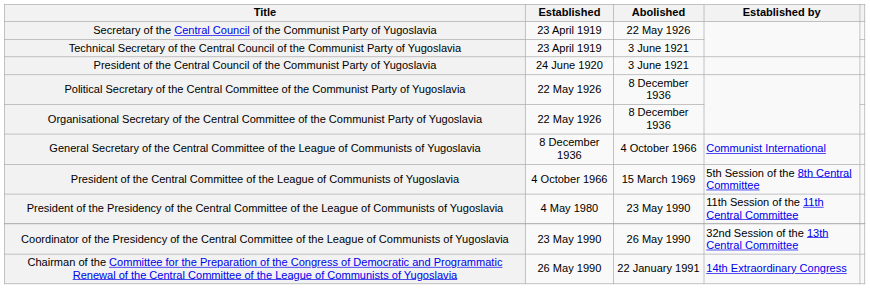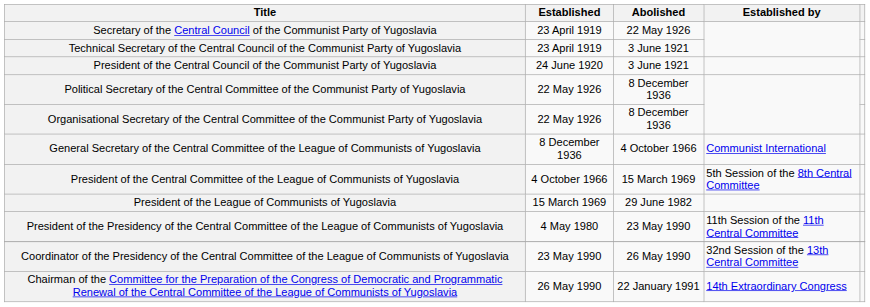+ row: (265, 203)
